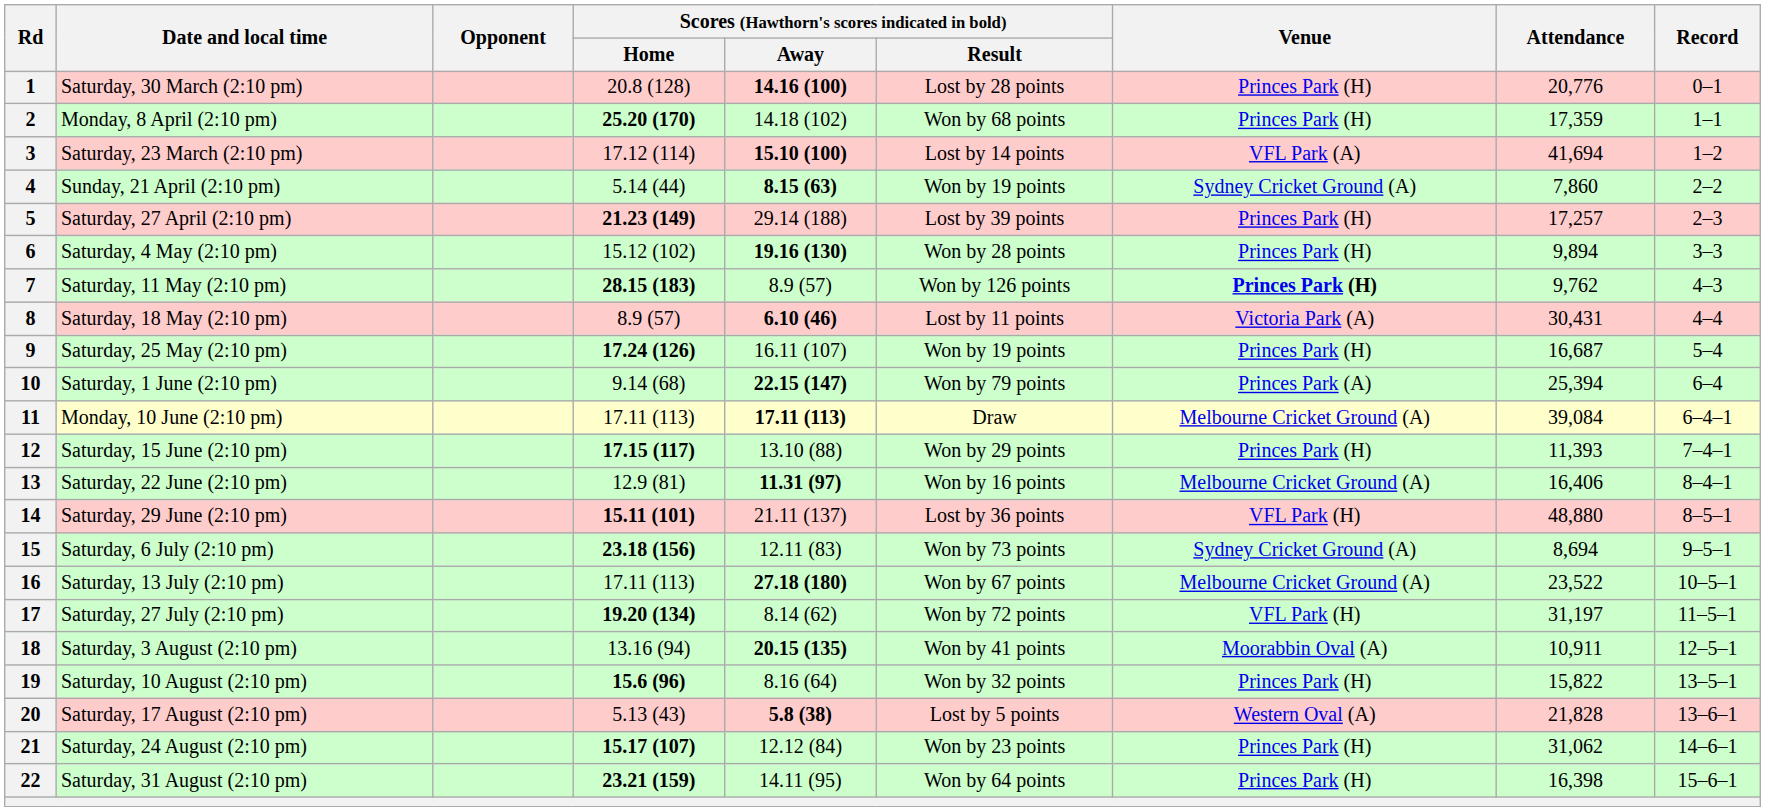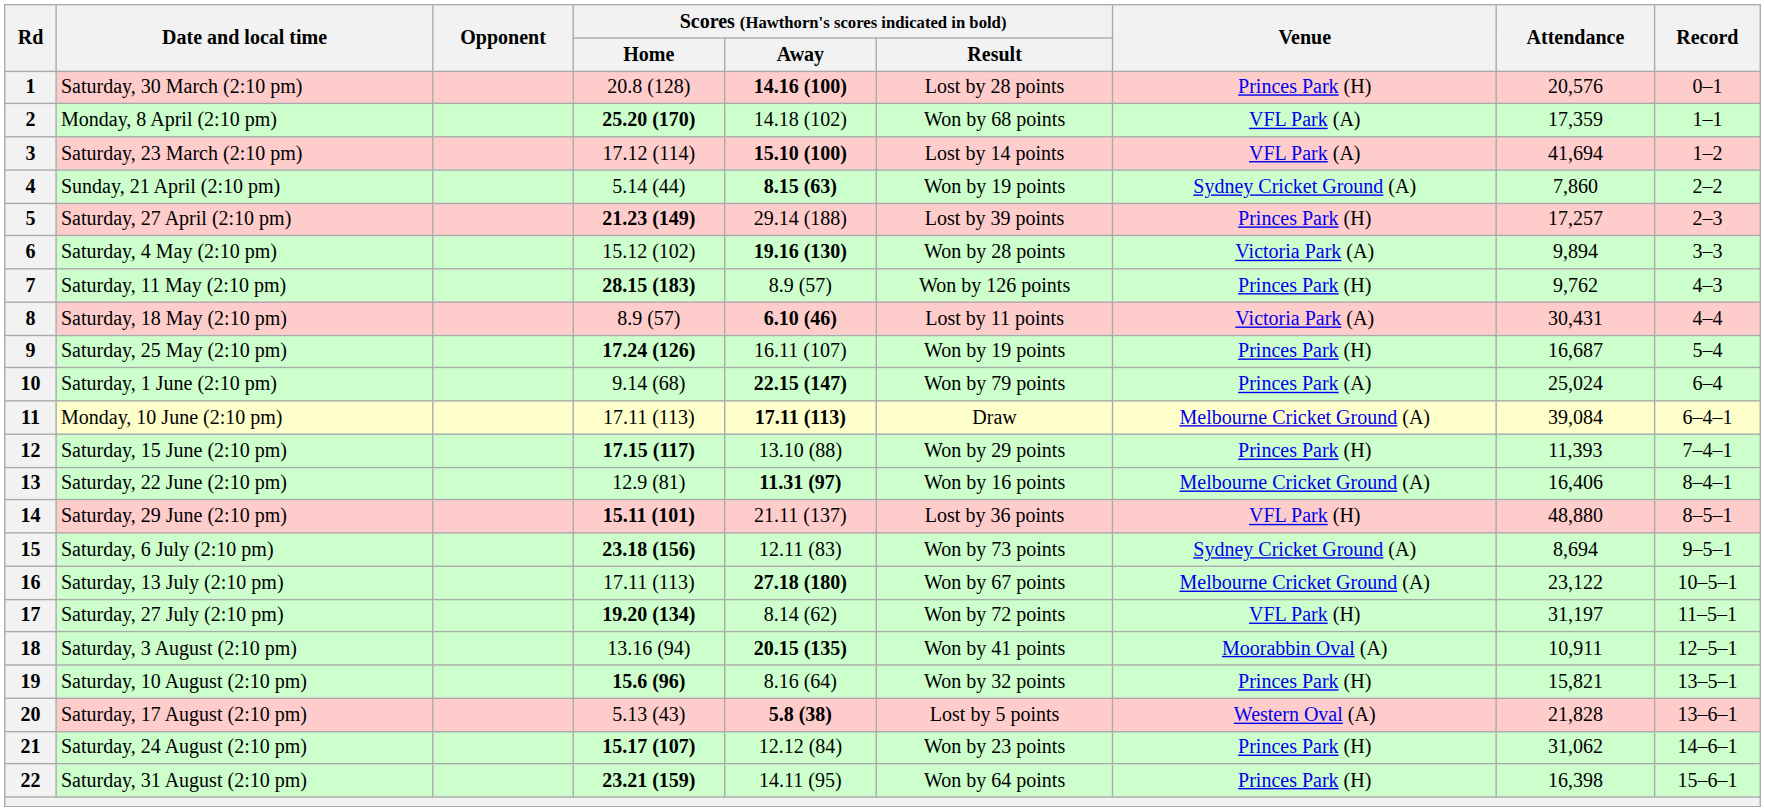(1575, 87) 20,776 -> (1575, 87) 20,576
(1305, 120) Princes Park (H) -> (1305, 120) VFL Park (A)
(1305, 252) Princes Park (H) -> (1305, 252) Victoria Park (A)
(1305, 285) bold -> (1305, 285) normal
(1575, 384) 25,394 -> (1575, 384) 25,024
(1575, 582) 23,522 -> (1575, 582) 23,122
(1575, 681) 15,822 -> (1575, 681) 15,821
